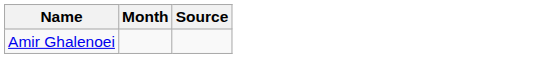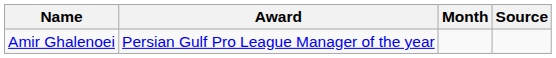+ column: (278, 17)
